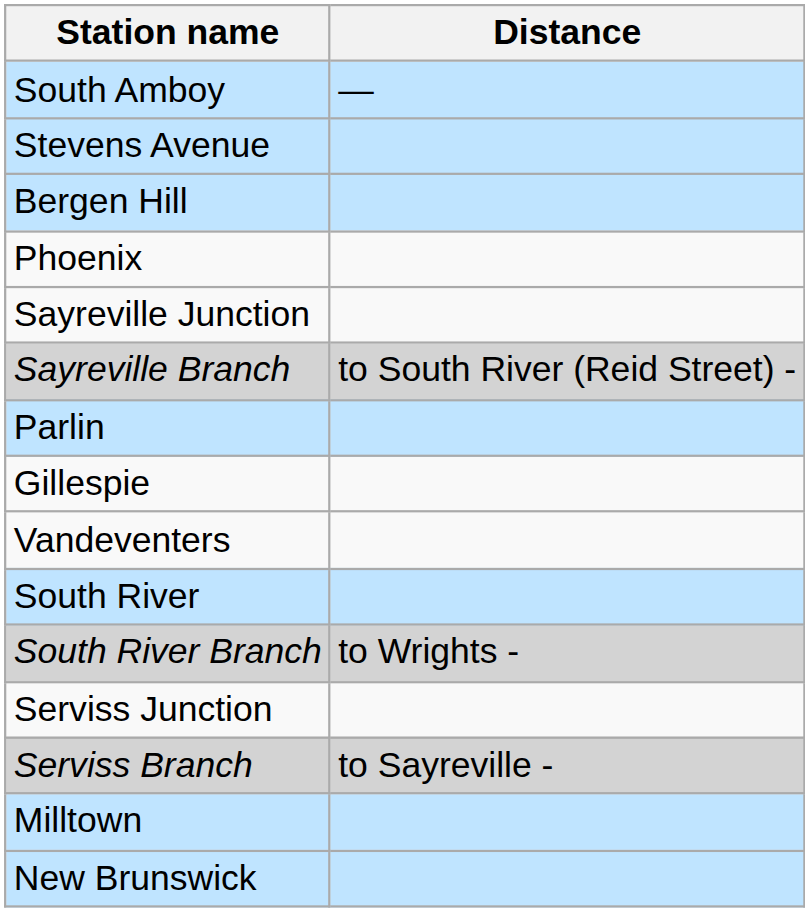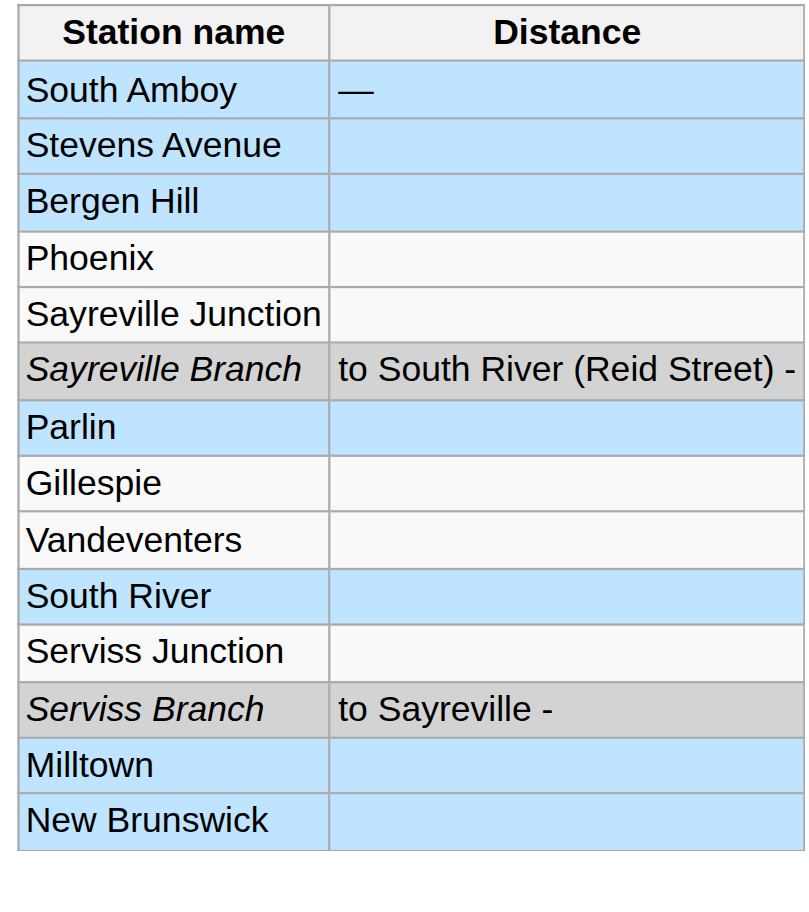- row: (168, 652)
